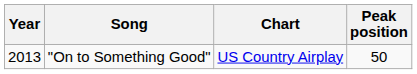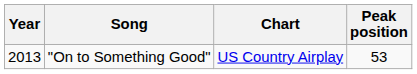(379, 56) 50 -> (379, 56) 53
